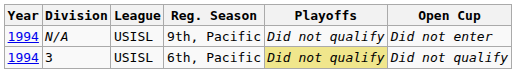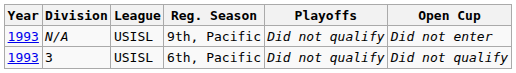(23, 36) 1994 -> (23, 36) 1993
(23, 57) 1994 -> (23, 57) 1993
(326, 57) khaki background -> (326, 57) no background
